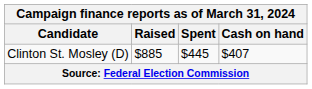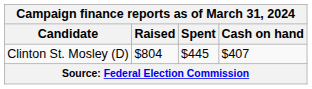(148, 53) $885 -> (148, 53) $804
